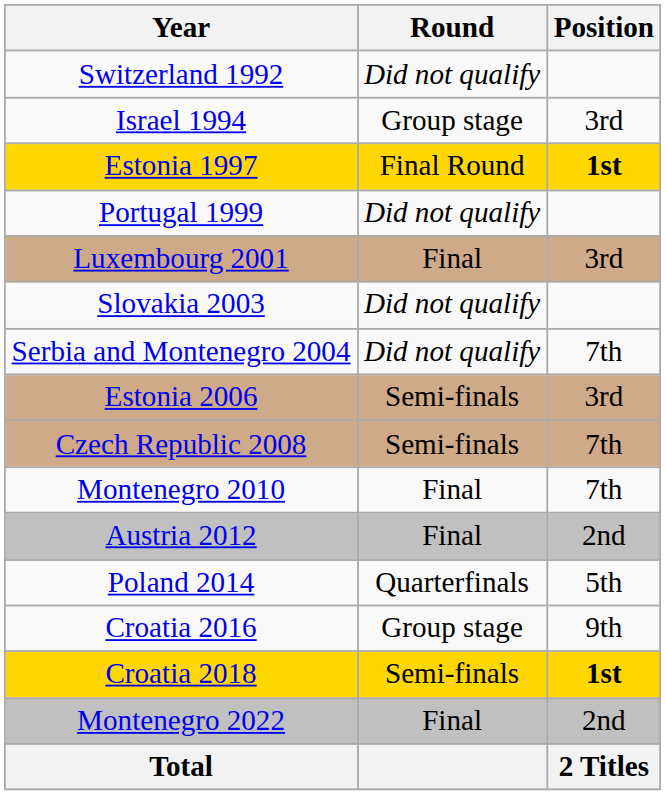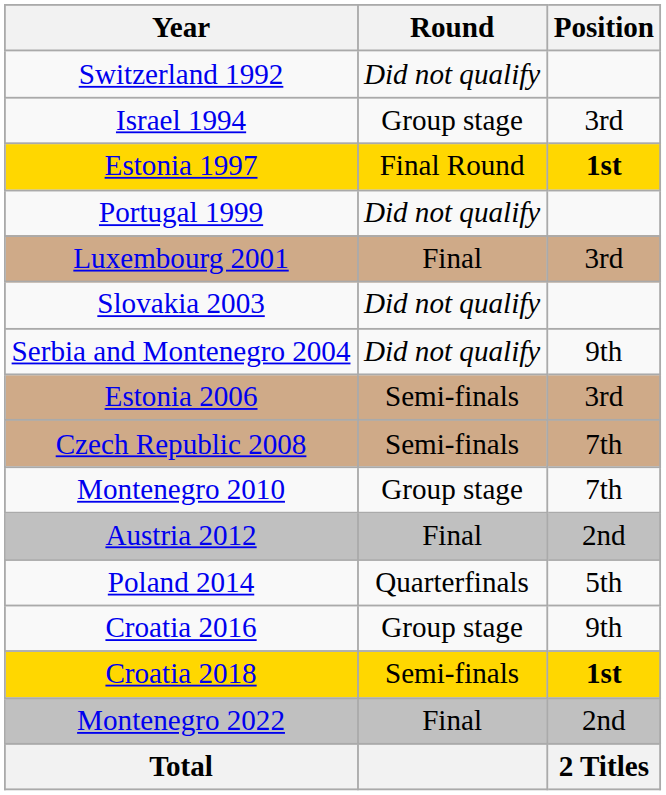(604, 350) 7th -> (604, 350) 9th
(452, 489) Final -> (452, 489) Group stage
